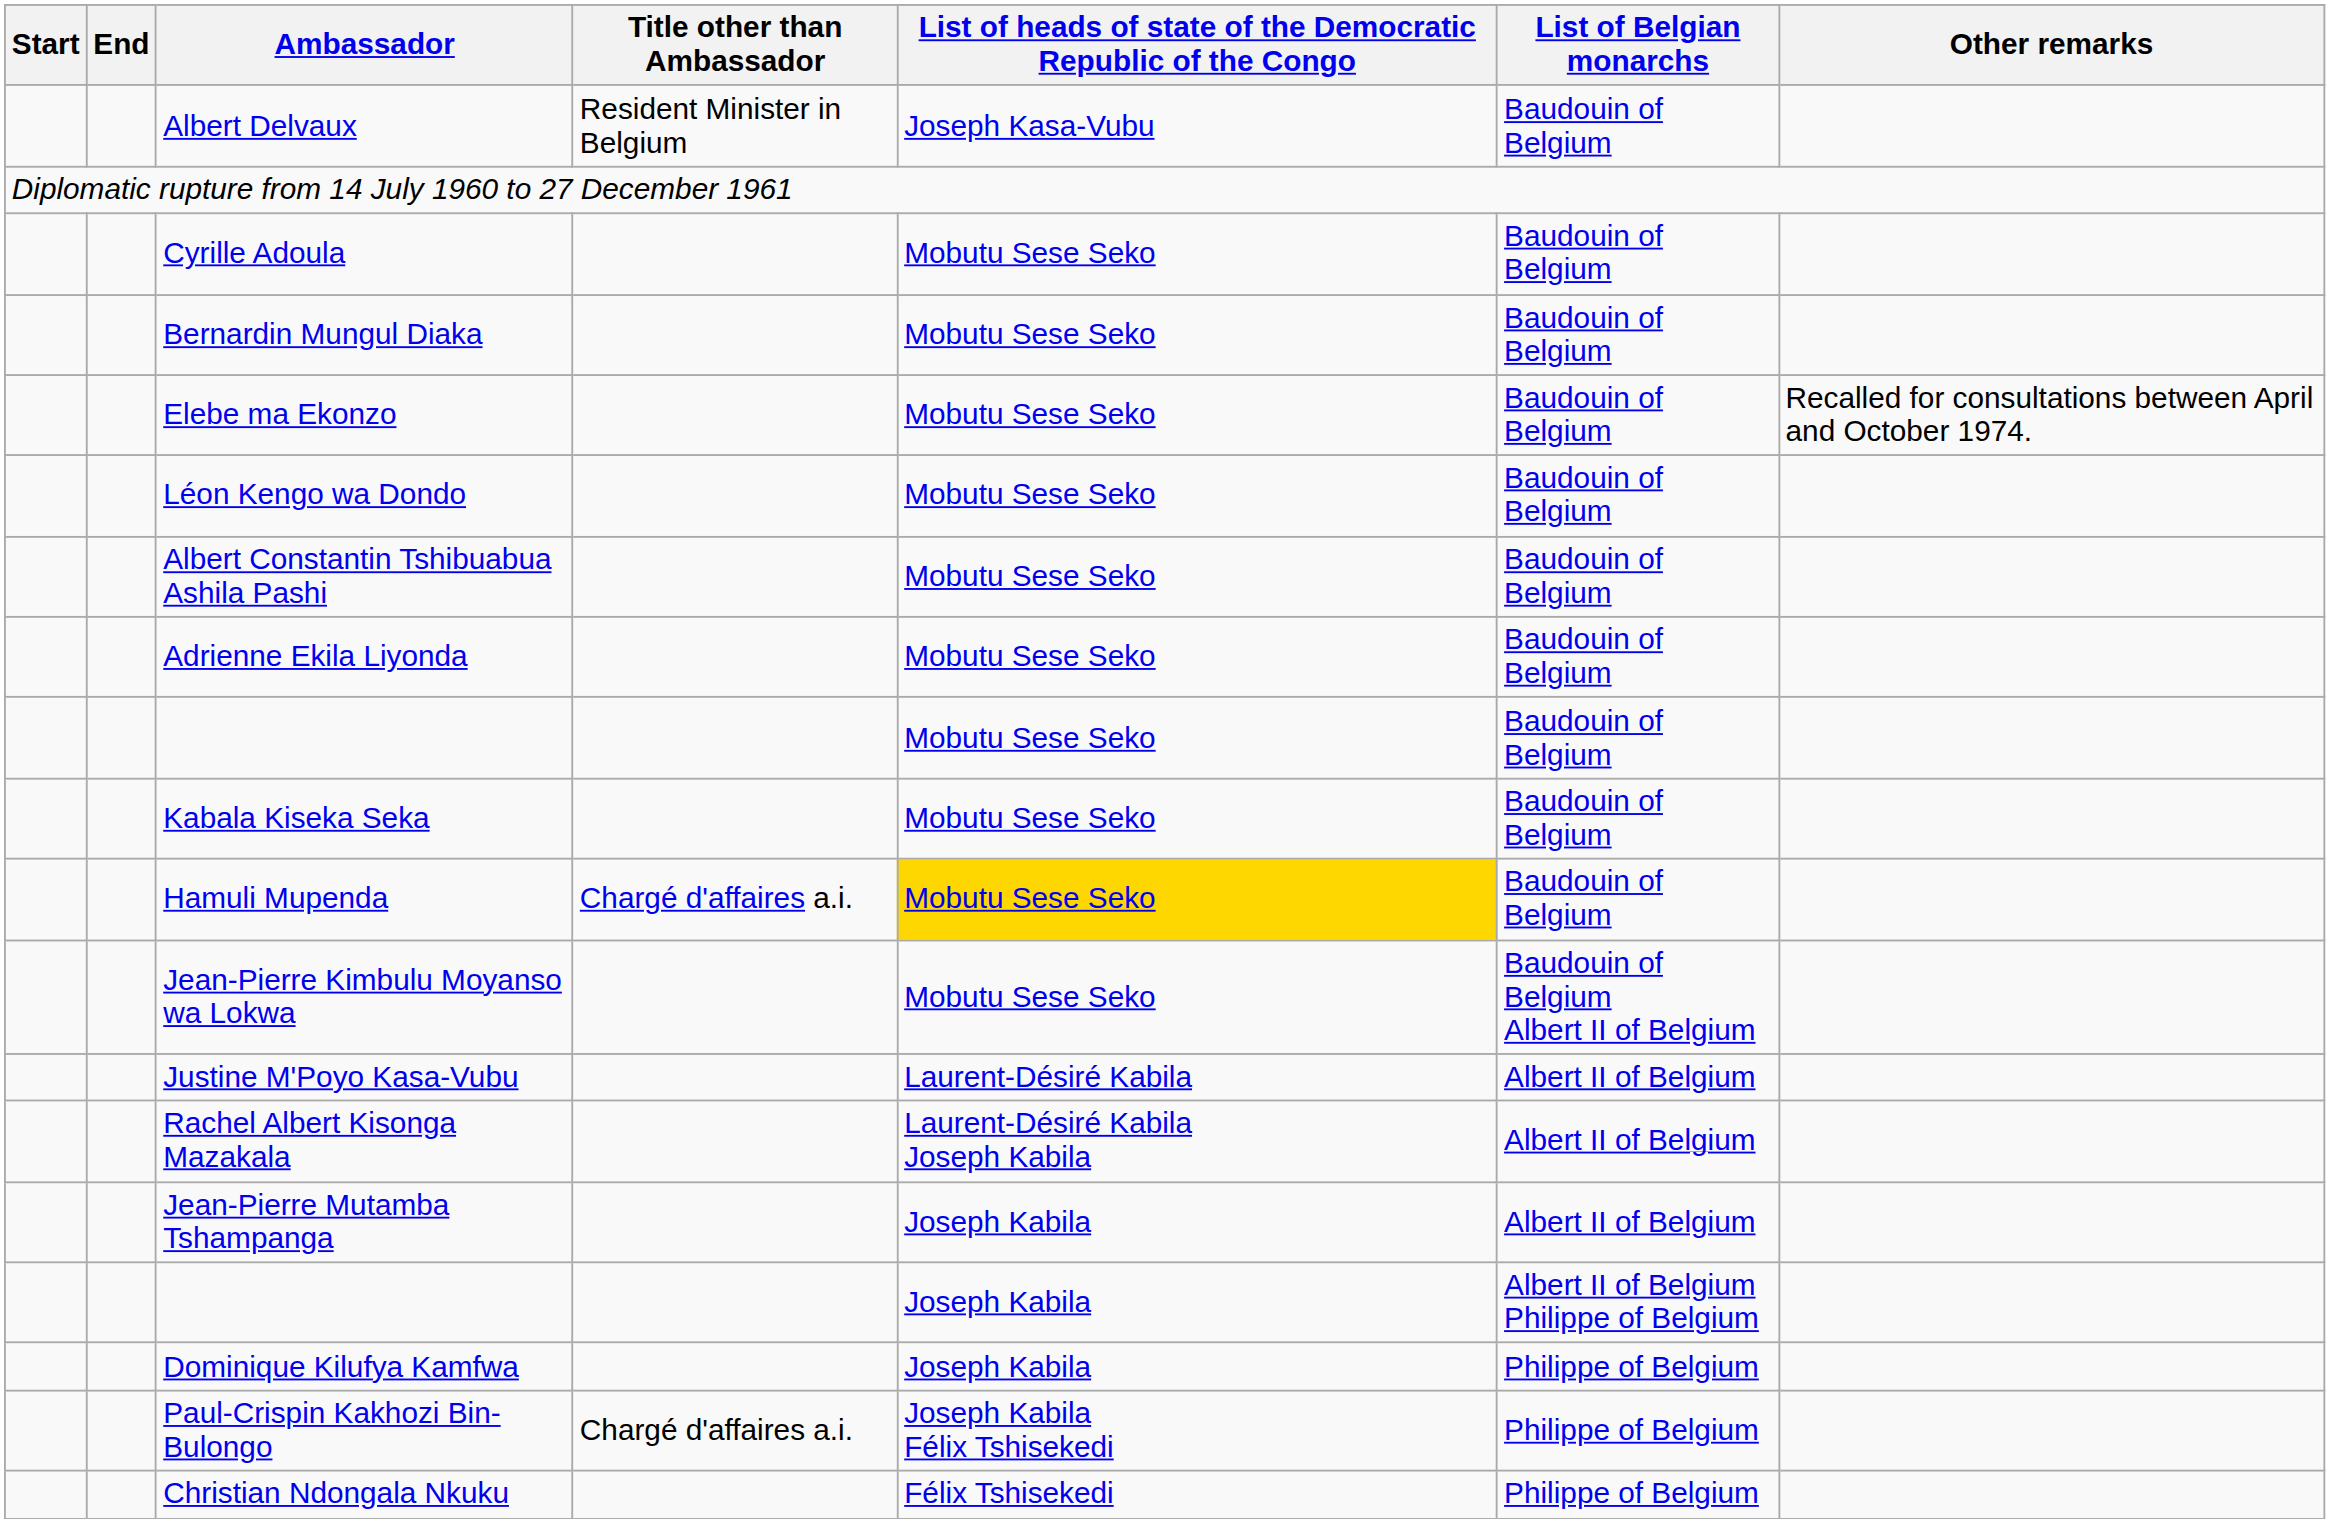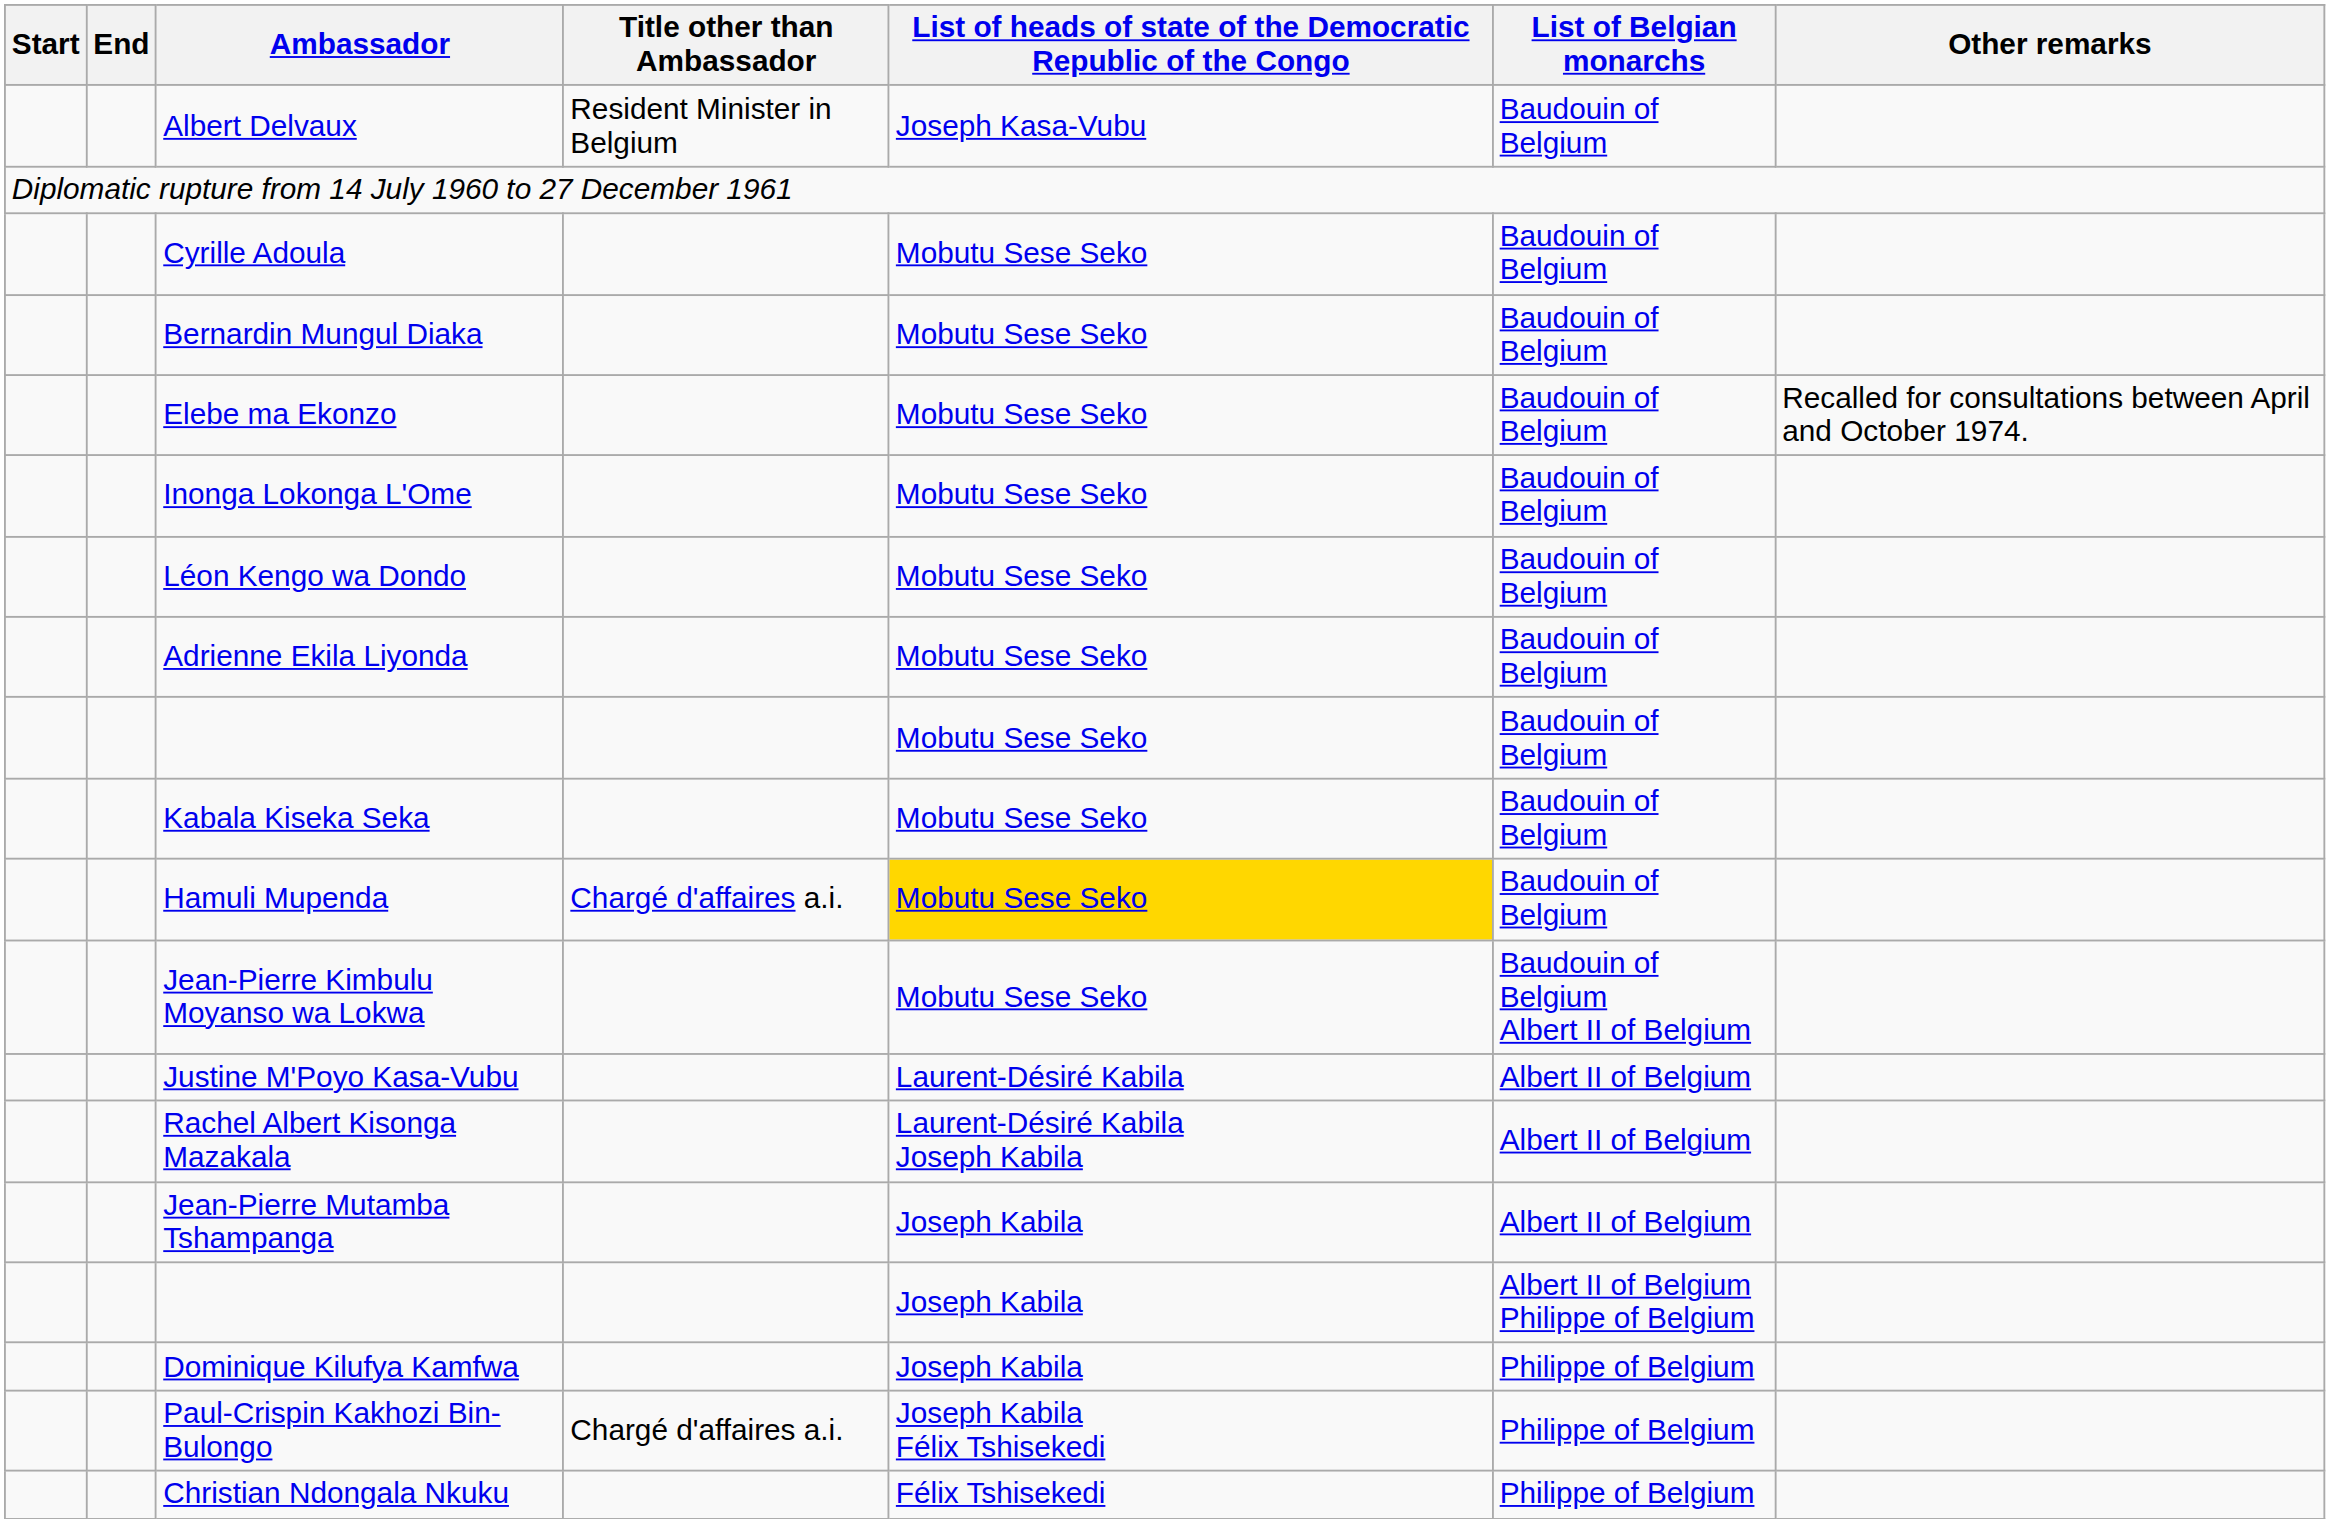+ row: (317, 495)
- row: (357, 576)
